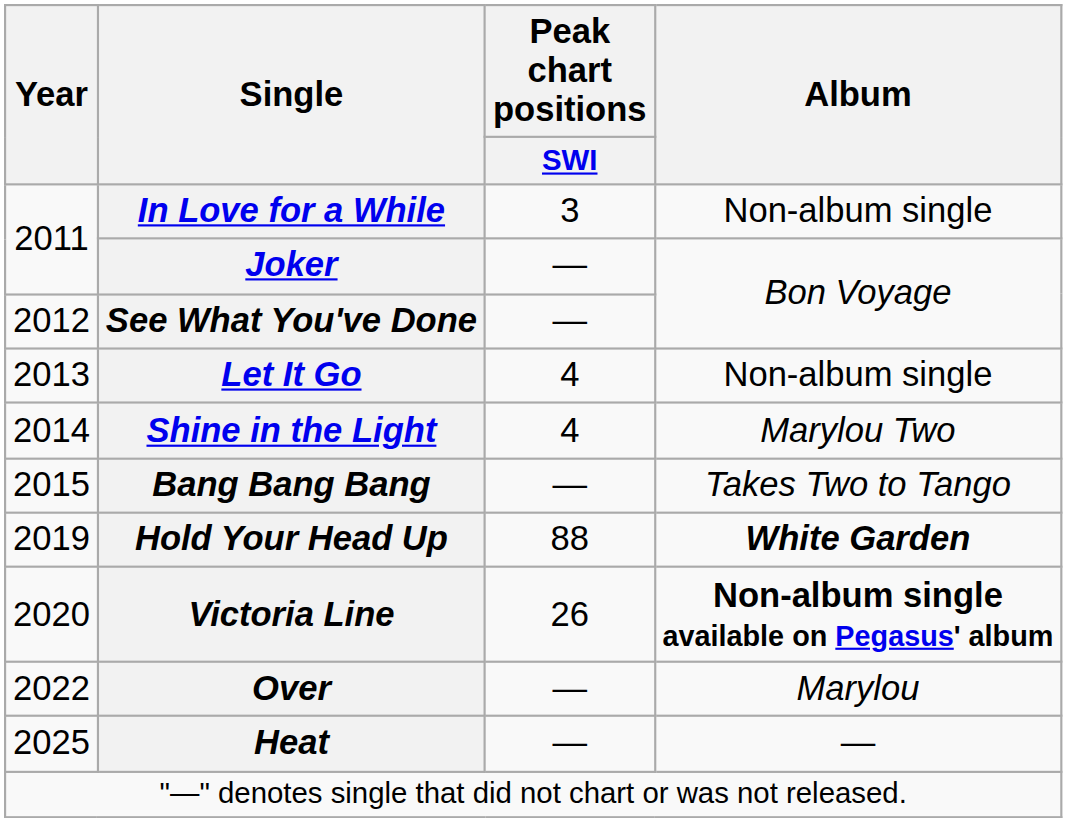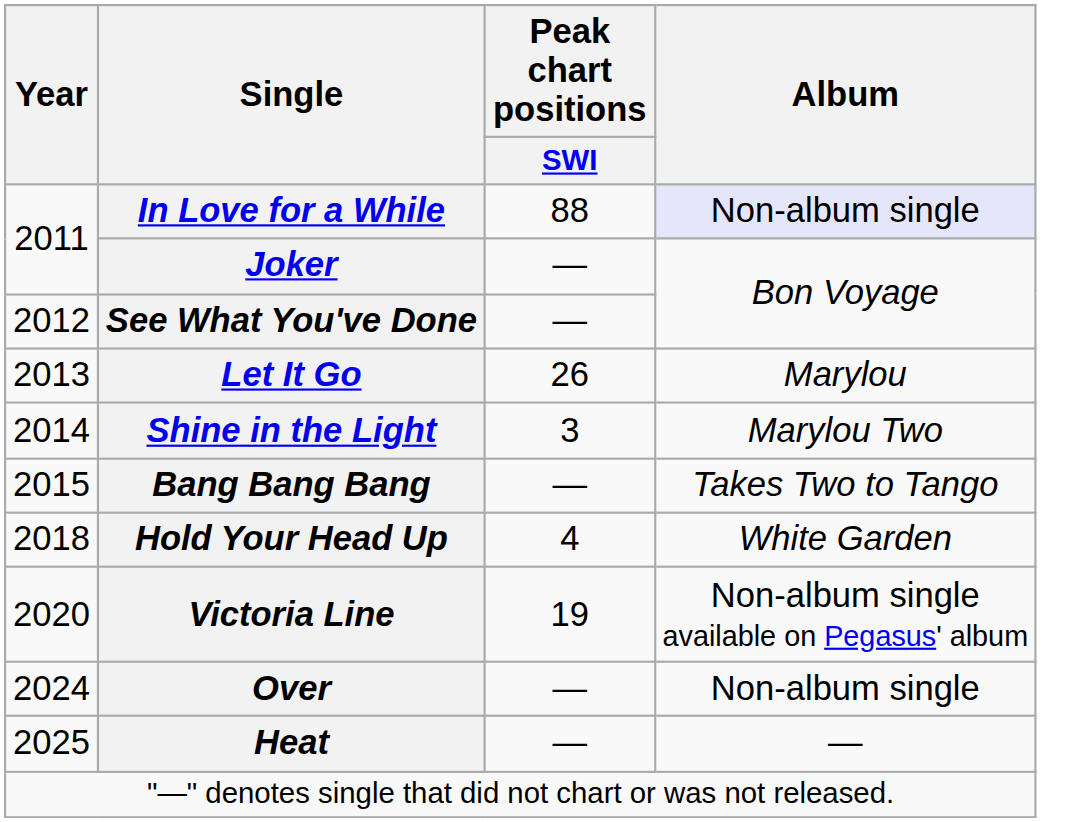(570, 210) 3 -> (570, 210) 88
(858, 210) no background -> (845, 210) lavender background
(570, 375) 4 -> (570, 375) 26
(858, 375) Non-album single -> (845, 375) Marylou
(570, 430) 4 -> (570, 430) 3
(51, 539) 2019 -> (51, 539) 2018
(570, 539) 88 -> (570, 539) 4
(858, 539) bold -> (845, 539) normal
(570, 613) 26 -> (570, 613) 19
(858, 613) bold -> (845, 613) normal
(51, 688) 2022 -> (51, 688) 2024
(858, 688) Marylou -> (845, 688) Non-album single
